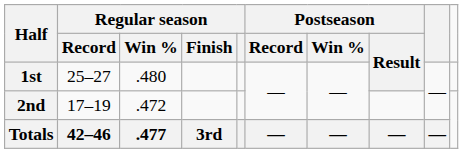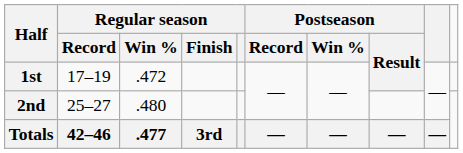(89, 76) 25–27 -> (89, 76) 17–19
(151, 76) .480 -> (151, 76) .472
(89, 105) 17–19 -> (89, 105) 25–27
(151, 105) .472 -> (151, 105) .480
